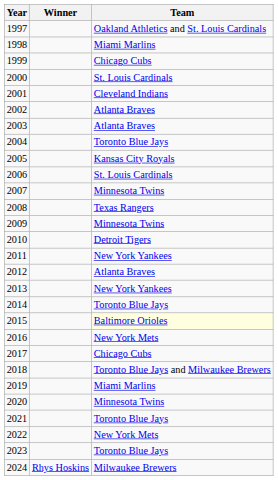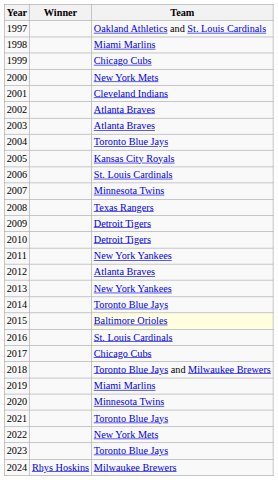(133, 77) St. Louis Cardinals -> (126, 77) New York Mets
(129, 223) Minnesota Twins -> (122, 223) Detroit Tigers
(126, 337) New York Mets -> (133, 337) St. Louis Cardinals
